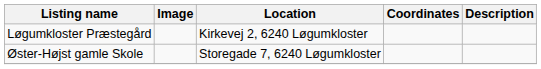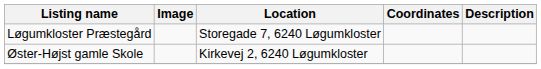(283, 34) Kirkevej 2, 6240 Løgumkloster -> (290, 34) Storegade 7, 6240 Løgumkloster
(290, 53) Storegade 7, 6240 Løgumkloster -> (283, 53) Kirkevej 2, 6240 Løgumkloster
